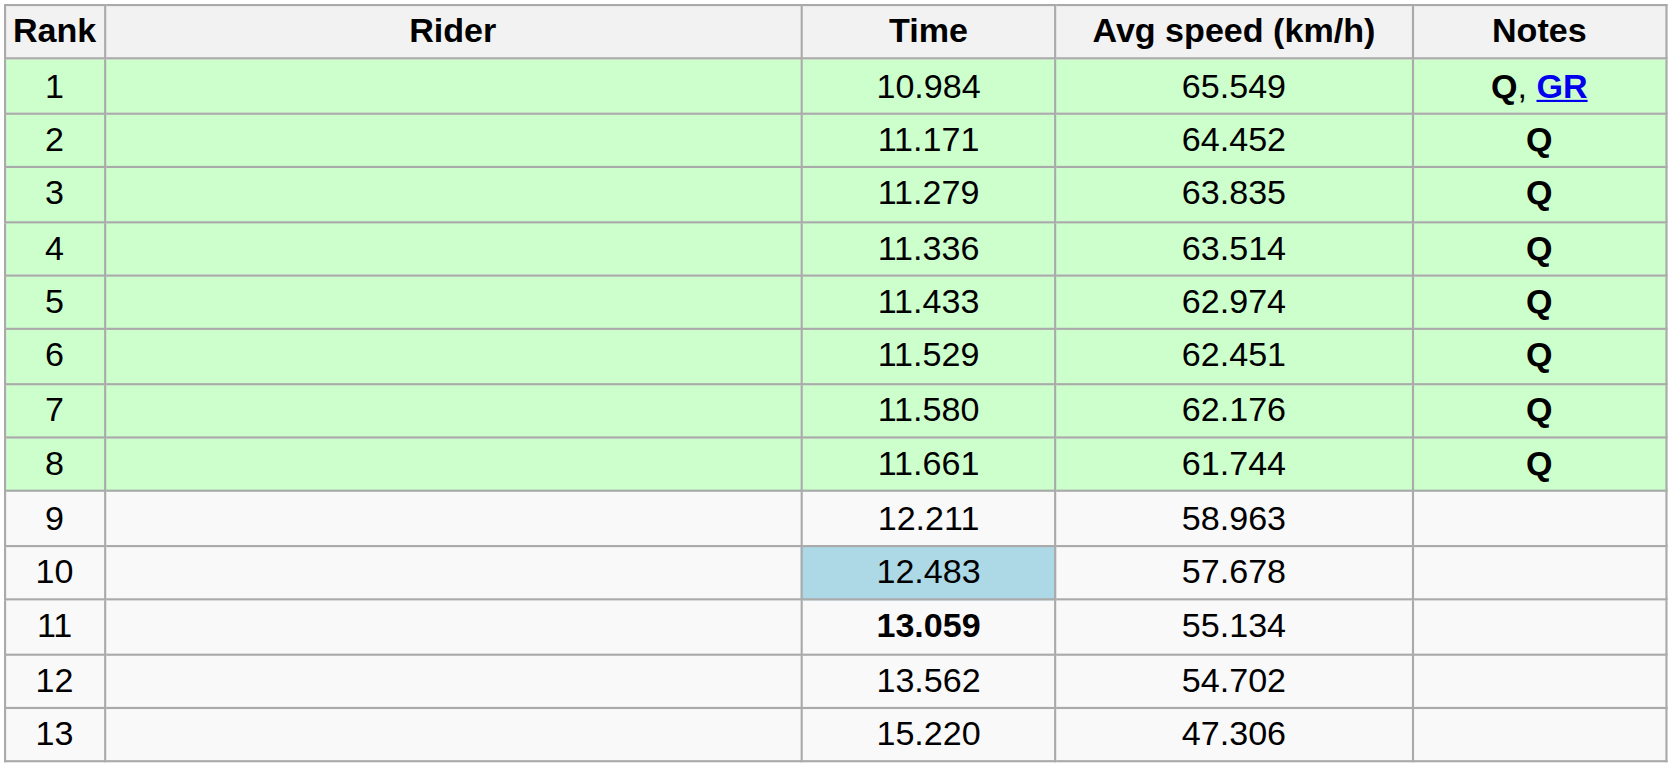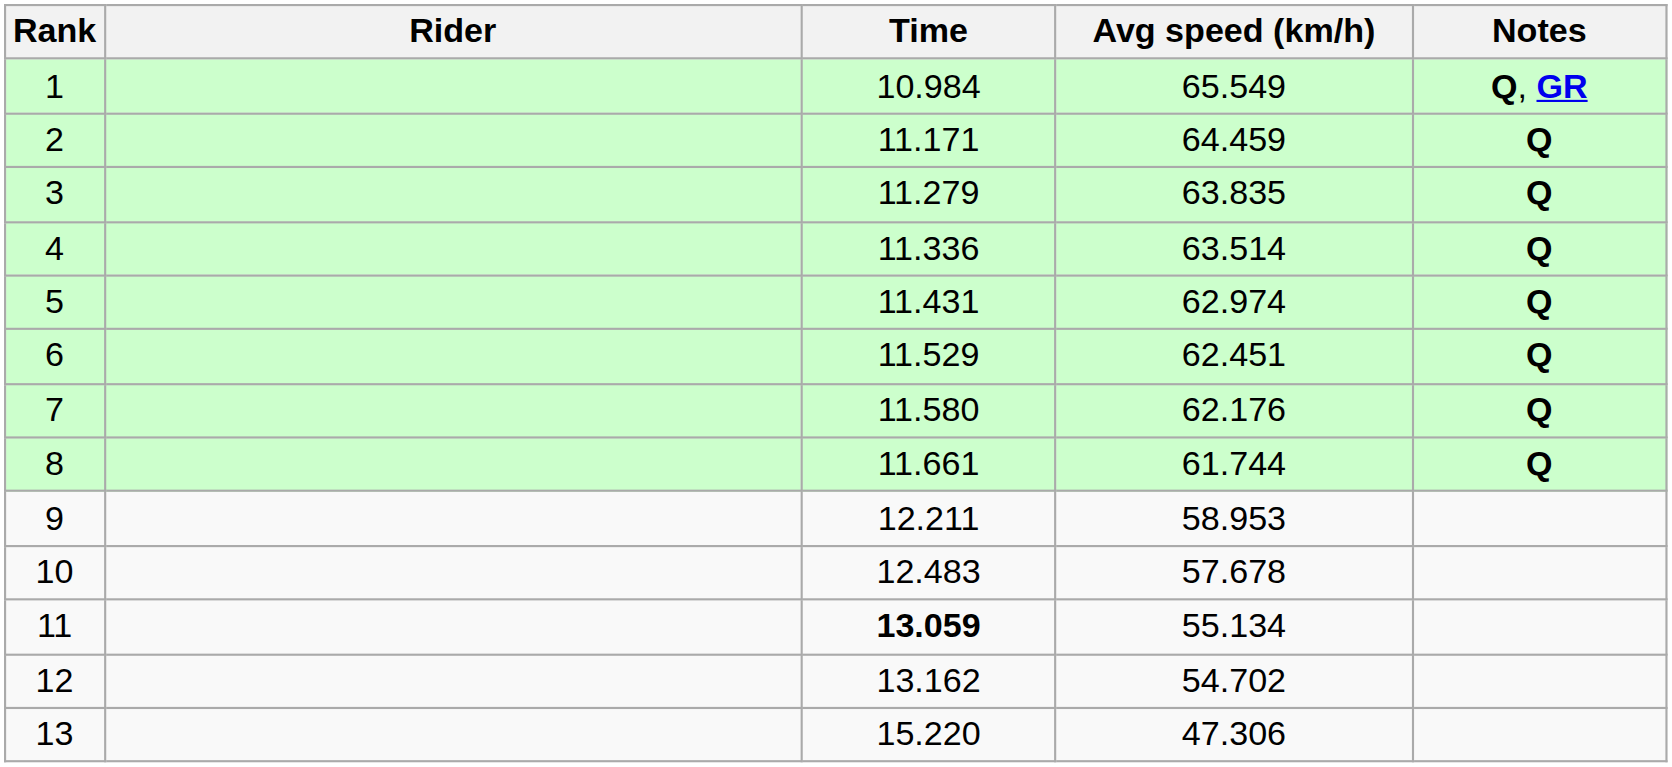(1234, 139) 64.452 -> (1234, 139) 64.459
(929, 301) 11.433 -> (929, 301) 11.431
(1234, 517) 58.963 -> (1234, 517) 58.953
(929, 572) lightblue background -> (929, 572) no background
(929, 680) 13.562 -> (929, 680) 13.162
